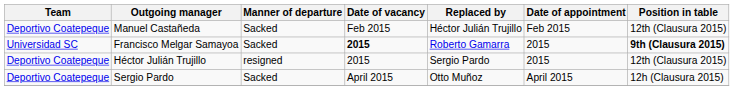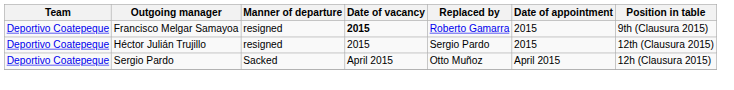- row: (157, 28)
(42, 45) Universidad SC -> (58, 28) Deportivo Coatepeque
(260, 45) Sacked -> (263, 28) resigned
(678, 45) bold -> (663, 28) normal
